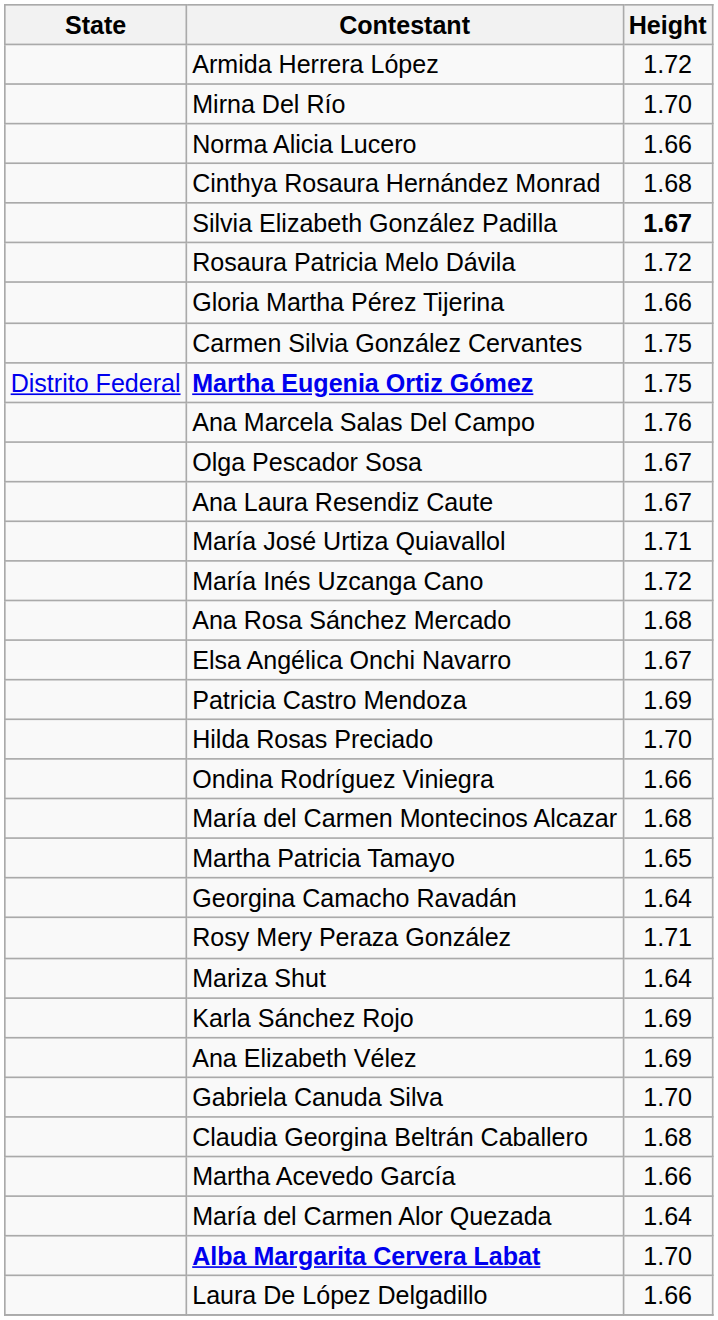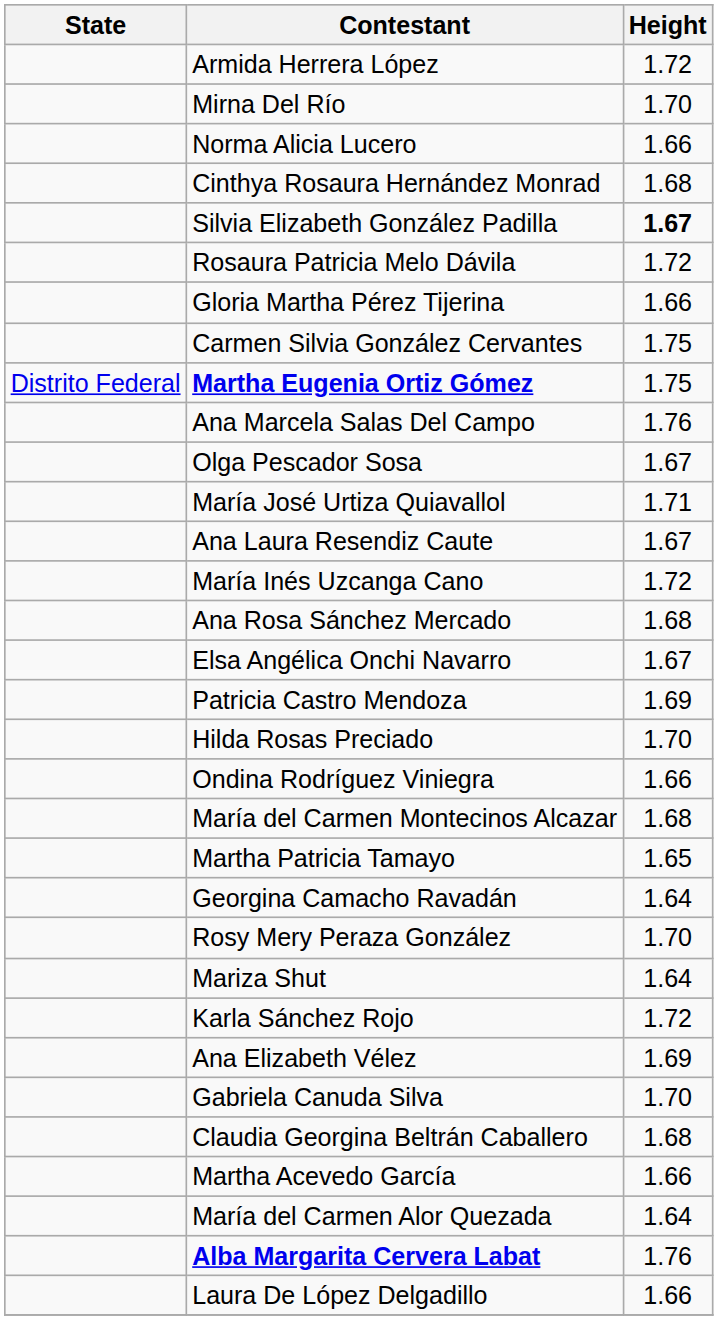rows swapped: (349, 541) <-> (343, 501)
(668, 938) 1.71 -> (668, 938) 1.70
(668, 1017) 1.69 -> (668, 1017) 1.72
(668, 1256) 1.70 -> (668, 1256) 1.76
